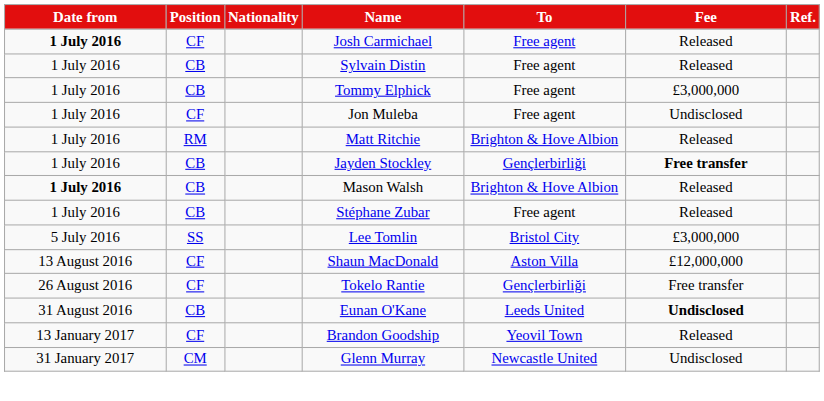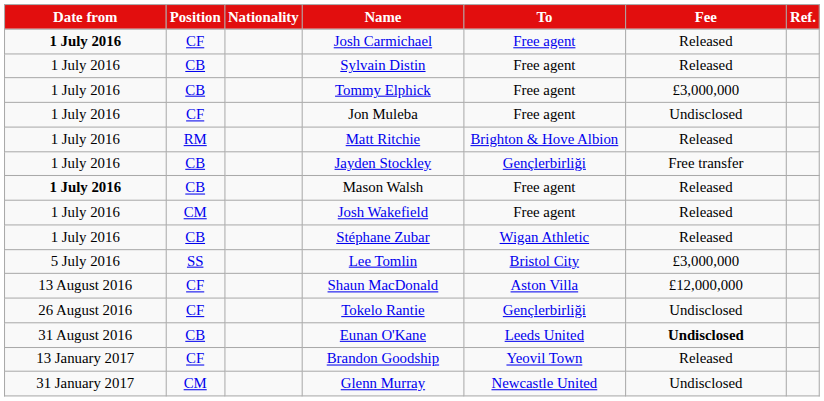(706, 163) bold -> (706, 163) normal
(544, 188) Brighton & Hove Albion -> (544, 188) Free agent
+ row: (383, 212)
(544, 212) Free agent -> (544, 237) Wigan Athletic
(706, 286) Free transfer -> (706, 310) Undisclosed
